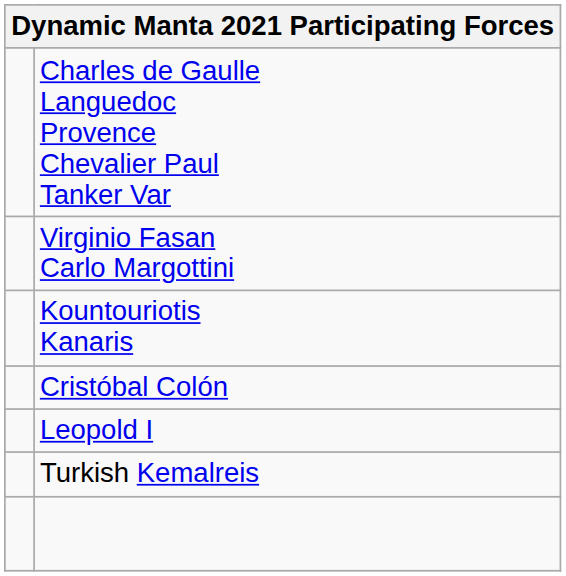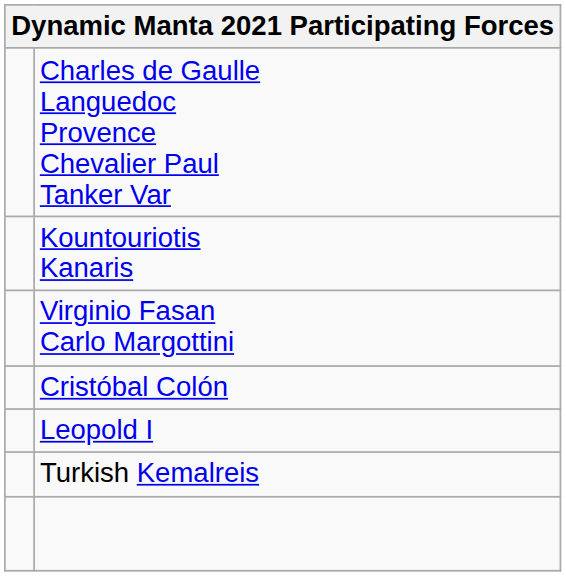rows swapped: (120, 327) <-> (137, 252)
